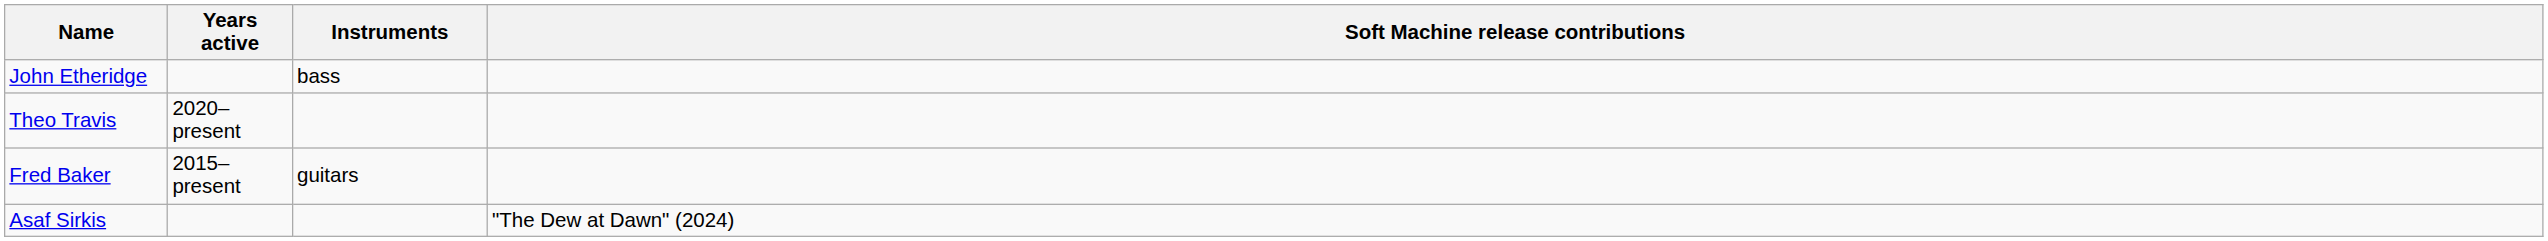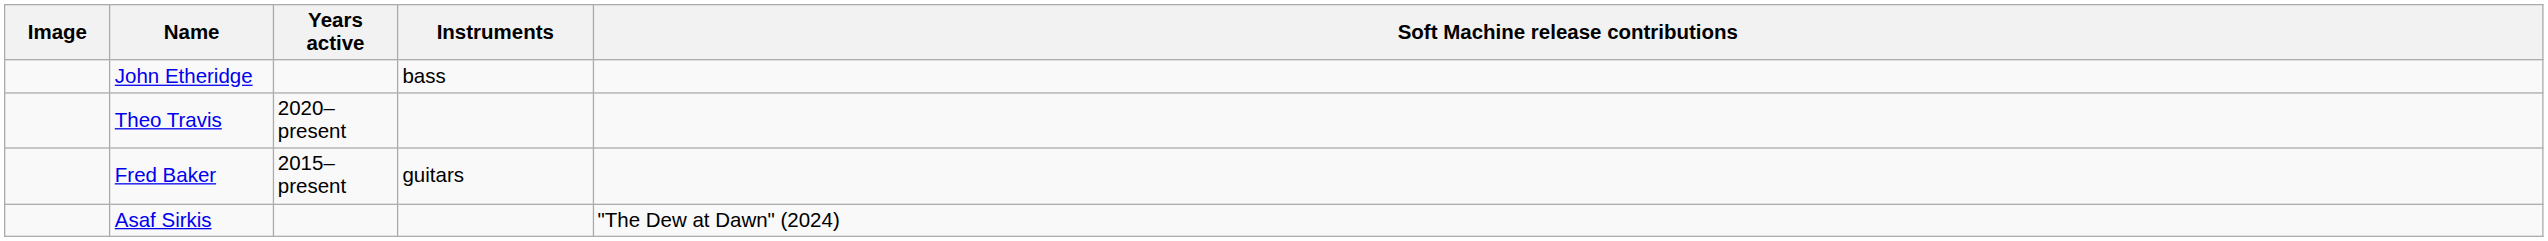+ column: (57, 32)
